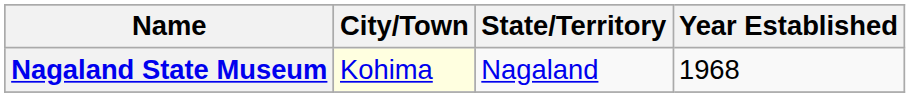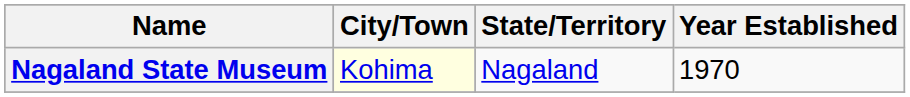(709, 69) 1968 -> (709, 69) 1970
